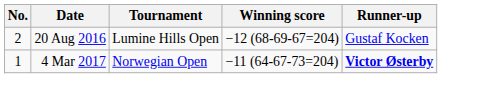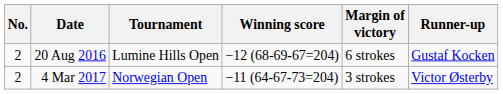+ column: (375, 24)
(18, 61) 1 -> (18, 78) 2
(389, 61) bold -> (452, 78) normal
